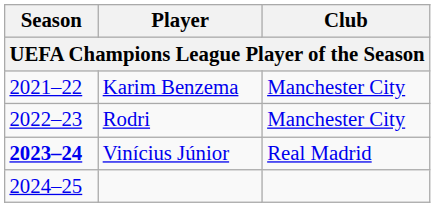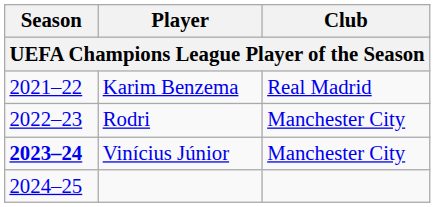(336, 86) Manchester City -> (319, 86) Real Madrid
(319, 152) Real Madrid -> (336, 152) Manchester City
